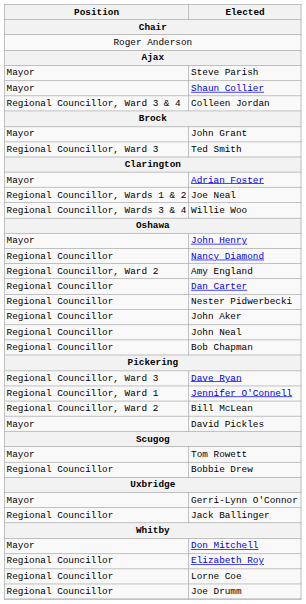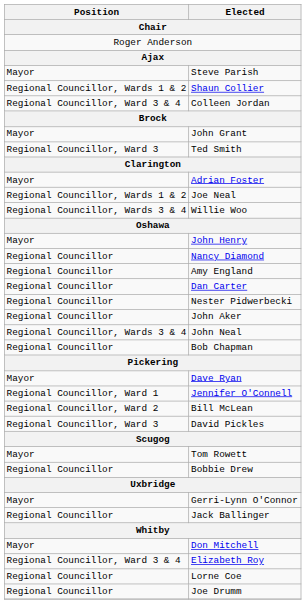(21, 88) Mayor -> (96, 88) Regional Councillor, Wards 1 & 2
(82, 271) Regional Councillor, Ward 2 -> (60, 271) Regional Councillor
(60, 332) Regional Councillor -> (96, 332) Regional Councillor, Wards 3 & 4
(82, 378) Regional Councillor, Ward 3 -> (21, 378) Mayor
(21, 424) Mayor -> (82, 424) Regional Councillor, Ward 3
(60, 561) Regional Councillor -> (94, 561) Regional Councillor, Ward 3 & 4
